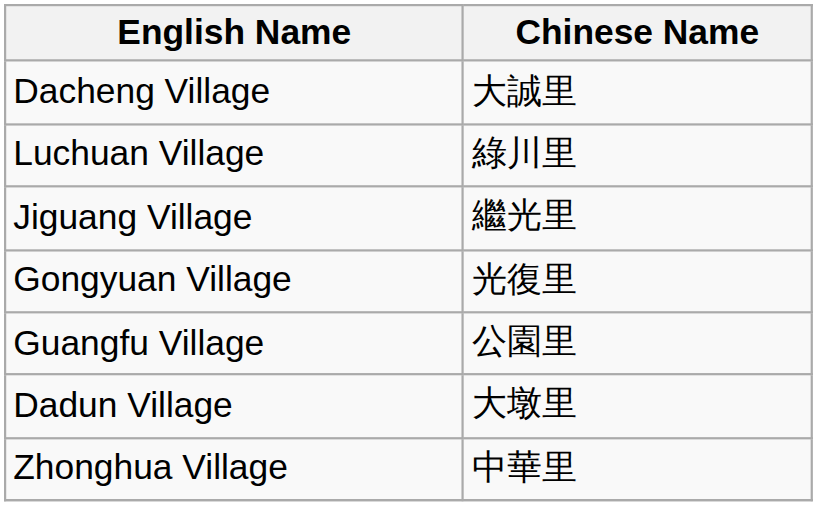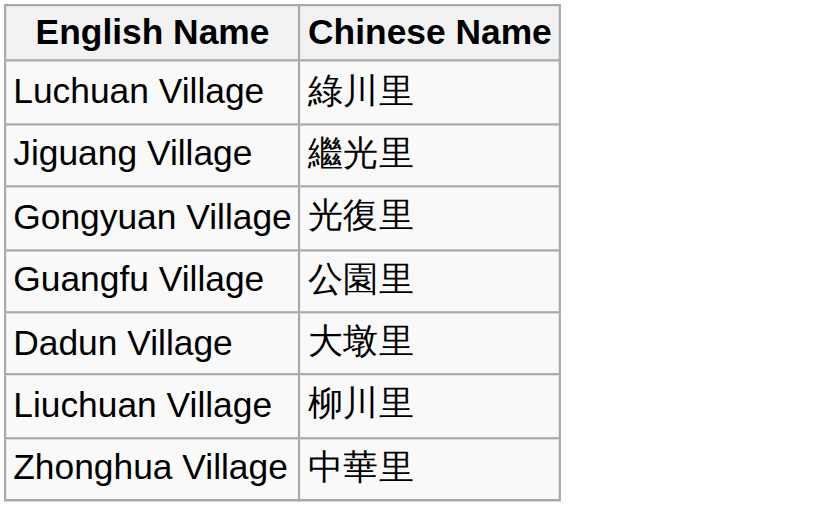- row: (142, 91)
+ row: (143, 405)
